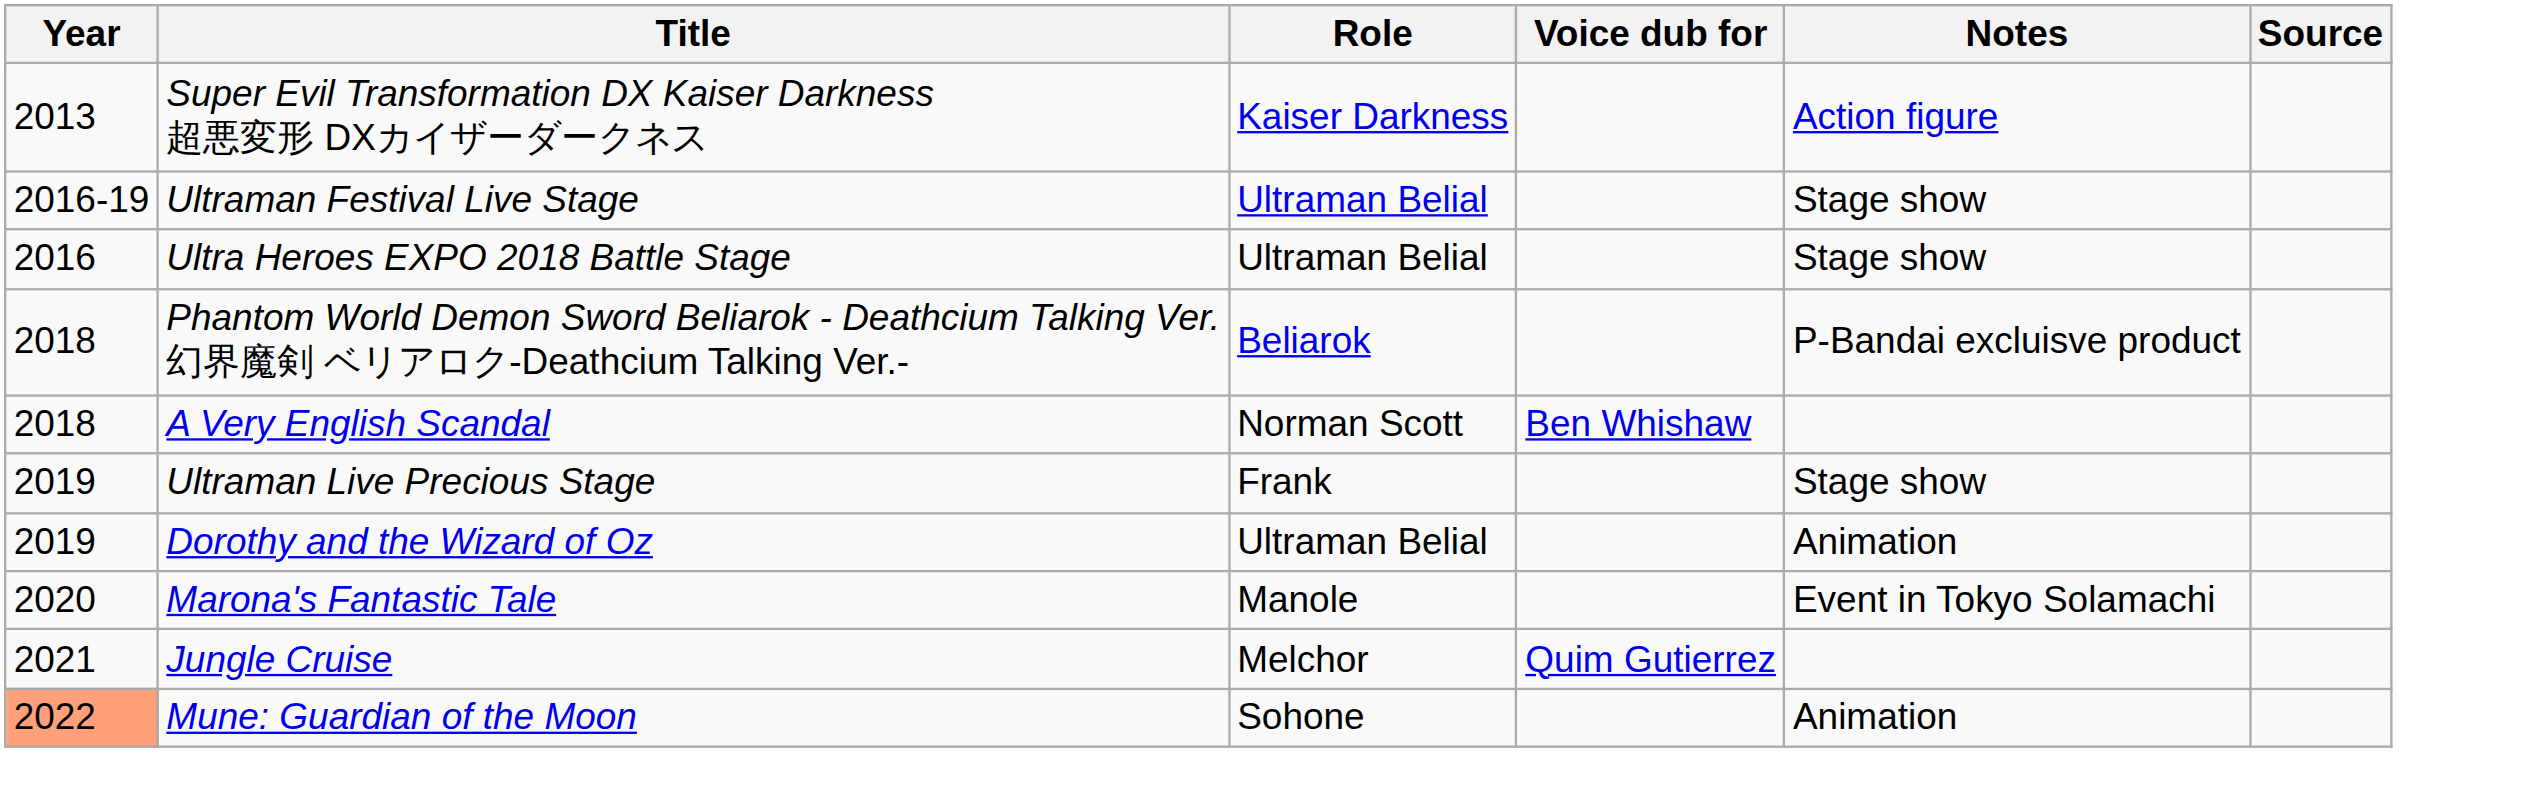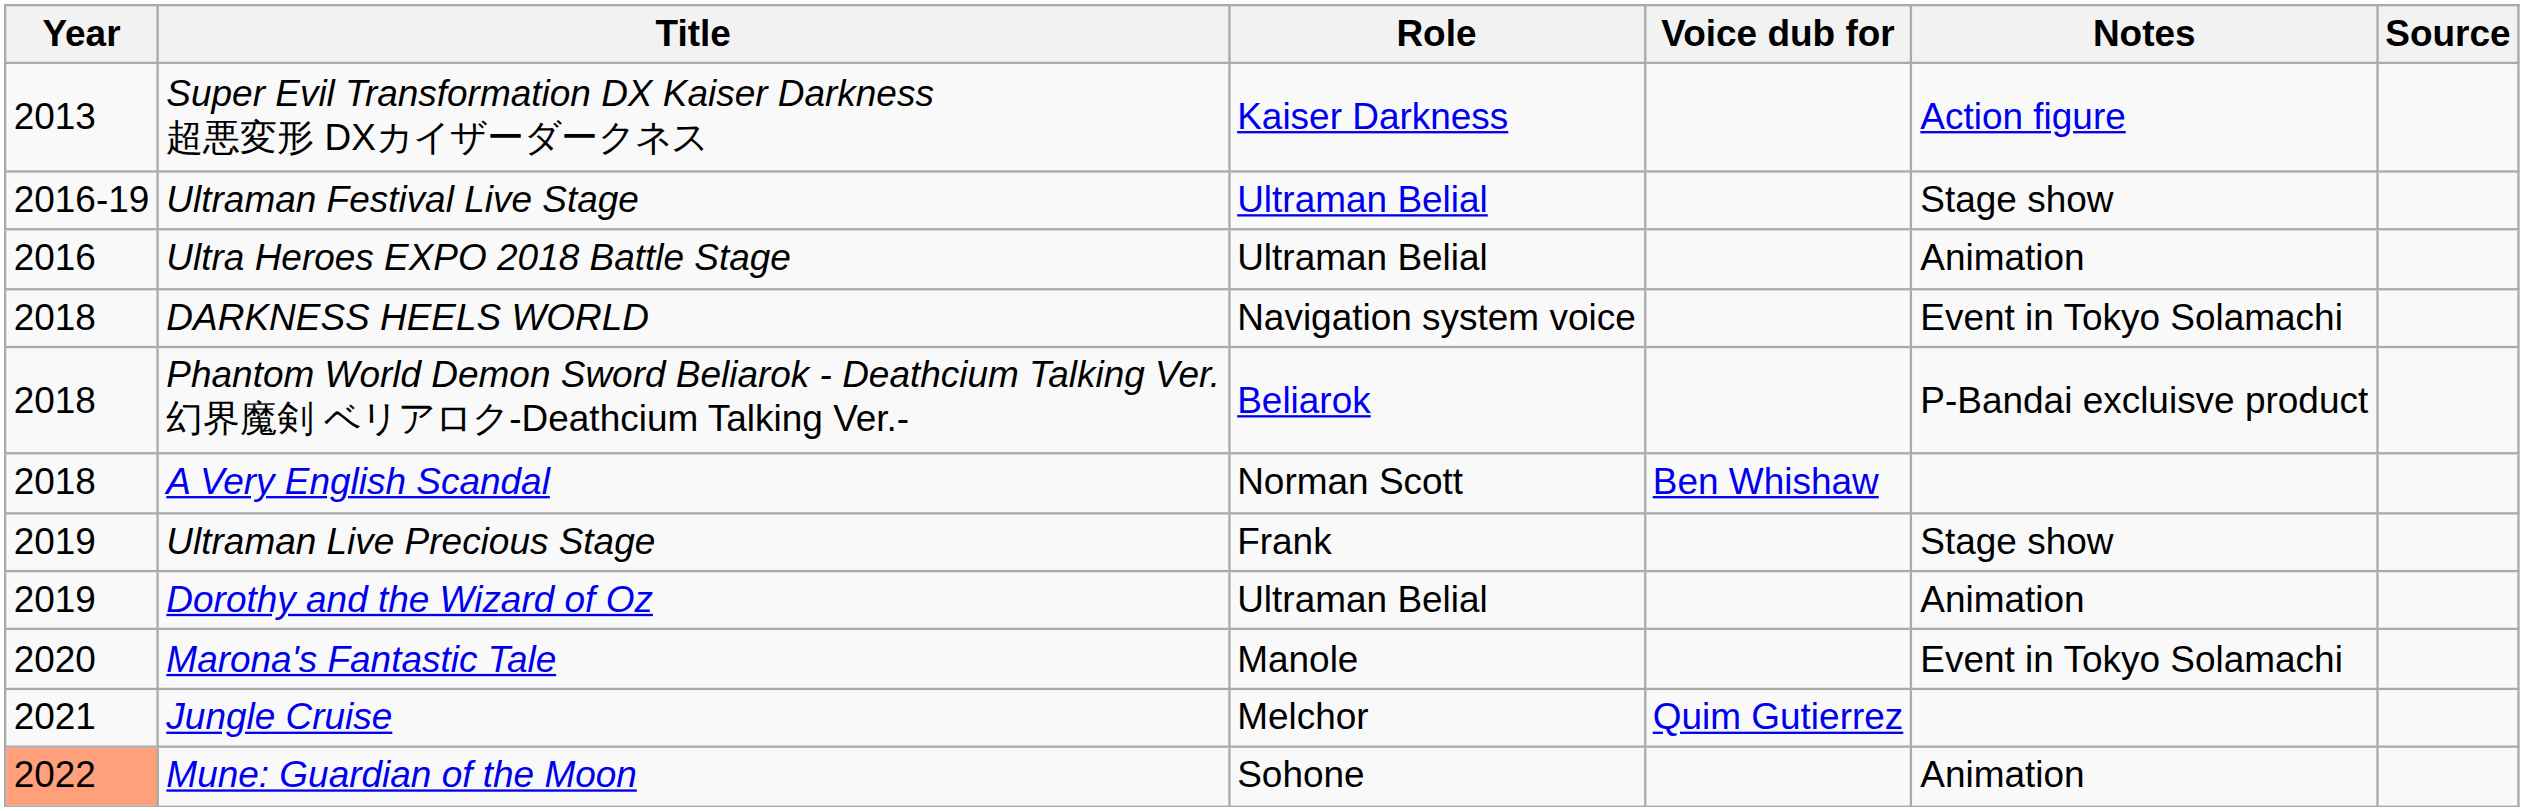(1890, 258) Stage show -> (2003, 258) Animation
+ row: (408, 316)
